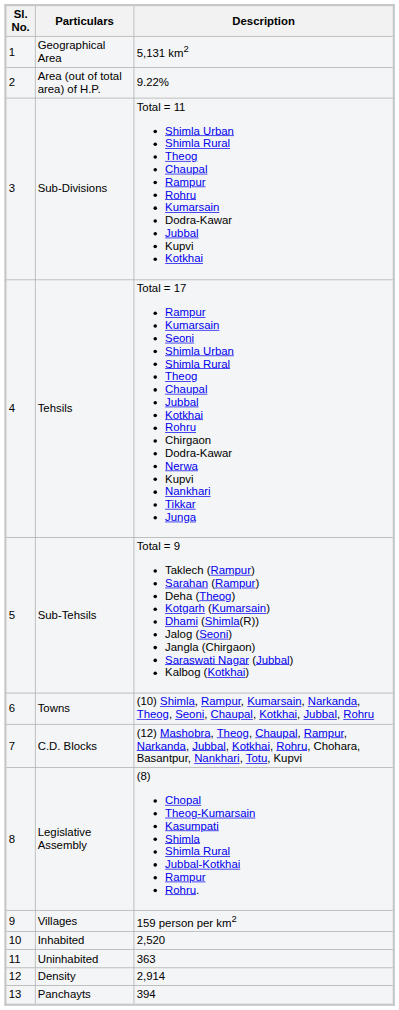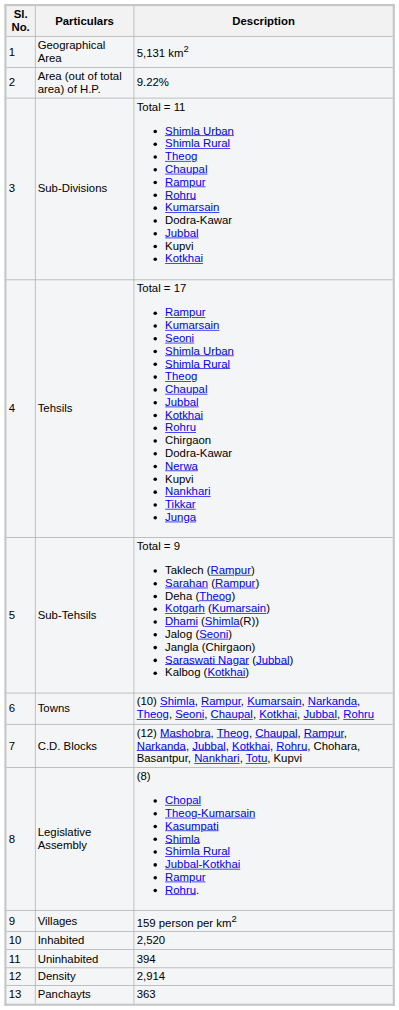(146, 958) 363 -> (146, 958) 394
(146, 994) 394 -> (146, 994) 363
